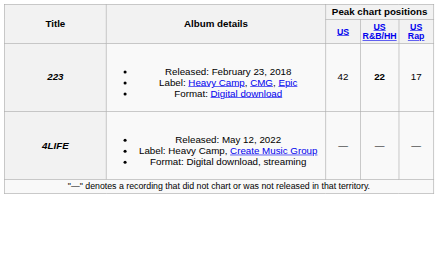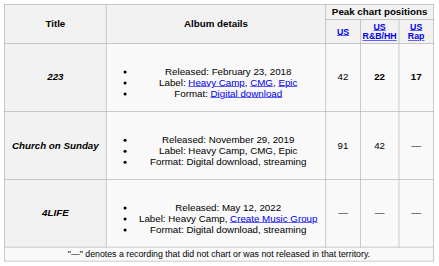(416, 77) normal -> (416, 77) bold
+ row: (55, 145)
